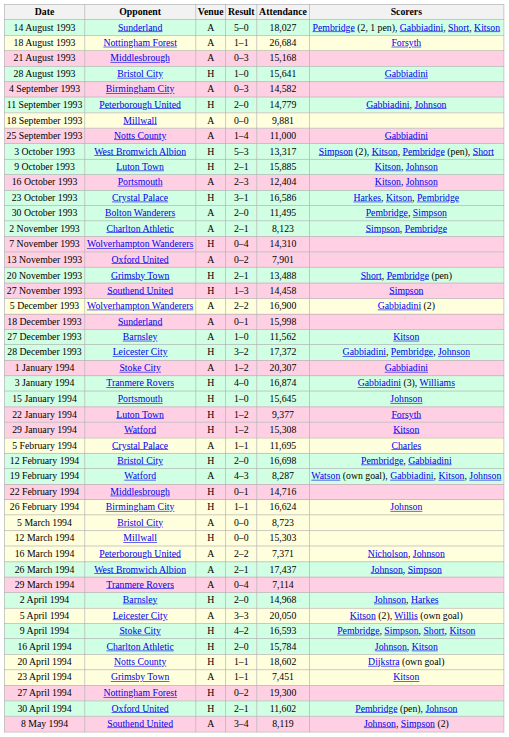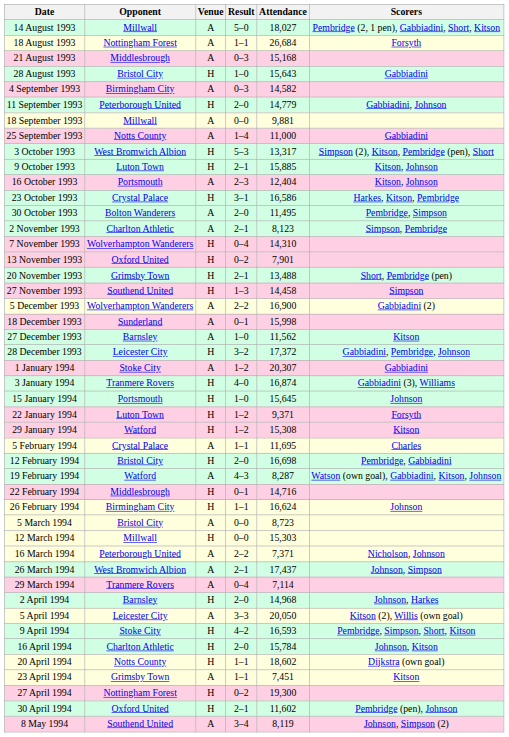(140, 27) Sunderland -> (140, 27) Millwall
(283, 74) 15,641 -> (283, 74) 15,643
(211, 259) A -> (211, 259) H
(283, 414) 9,377 -> (283, 414) 9,371
